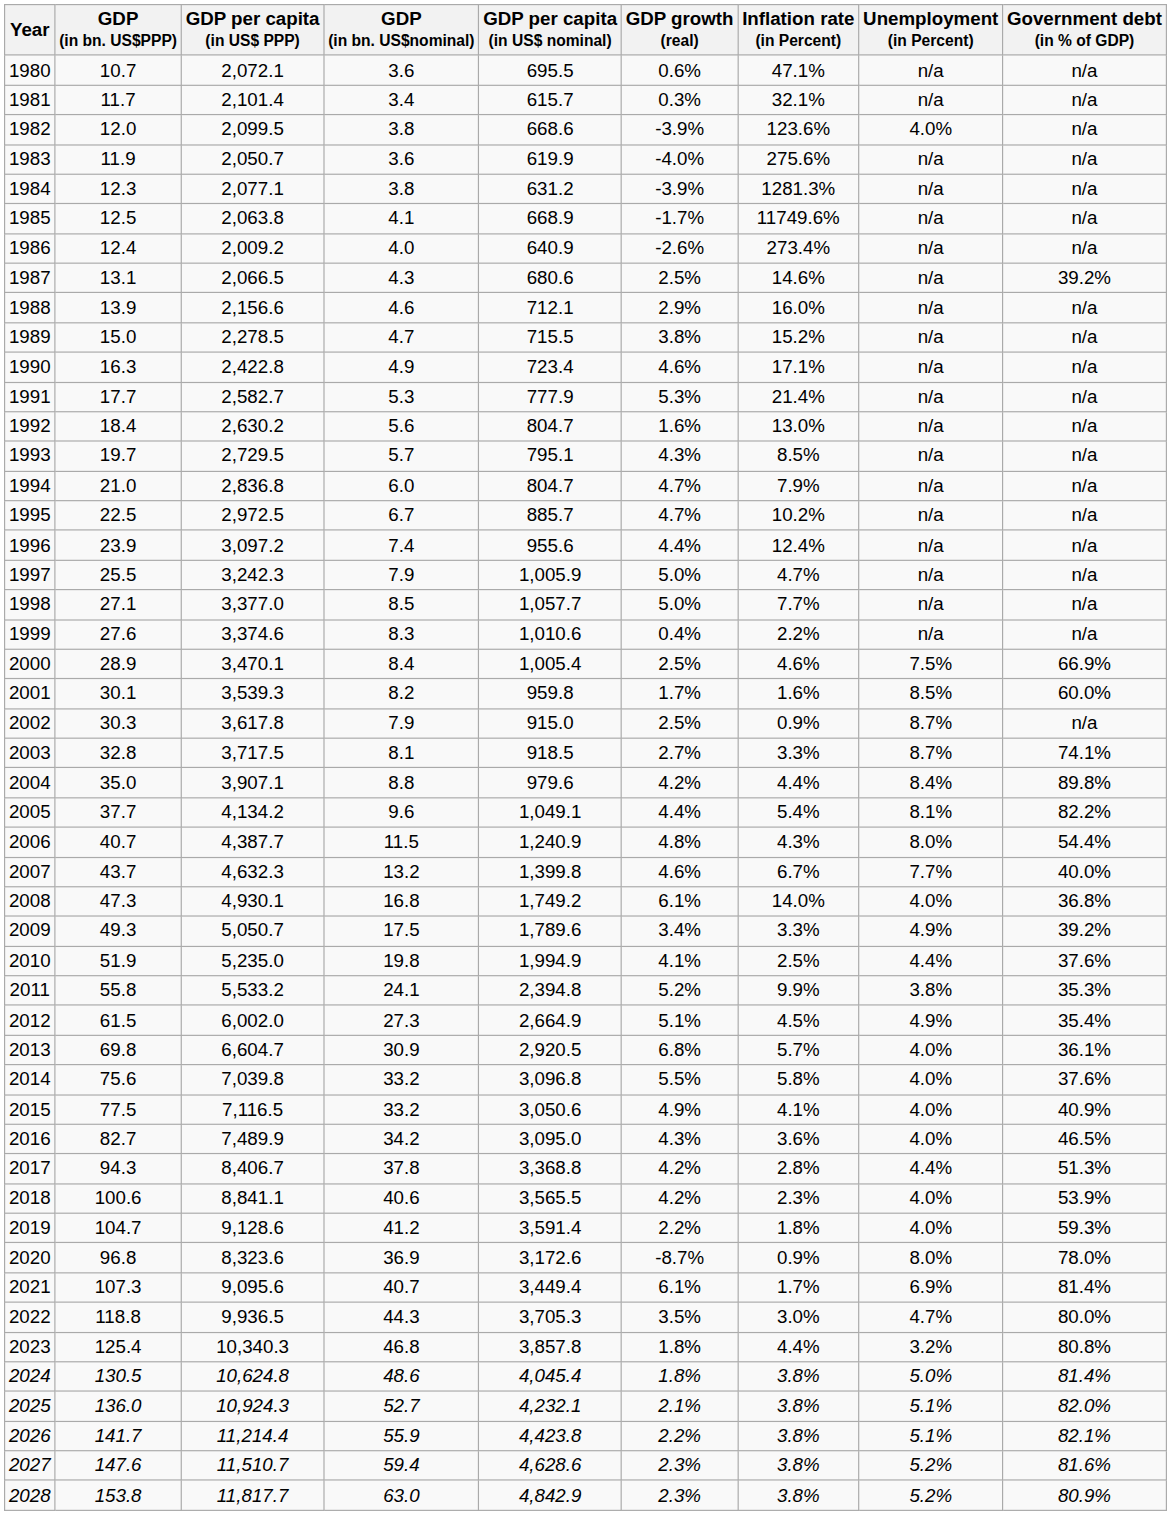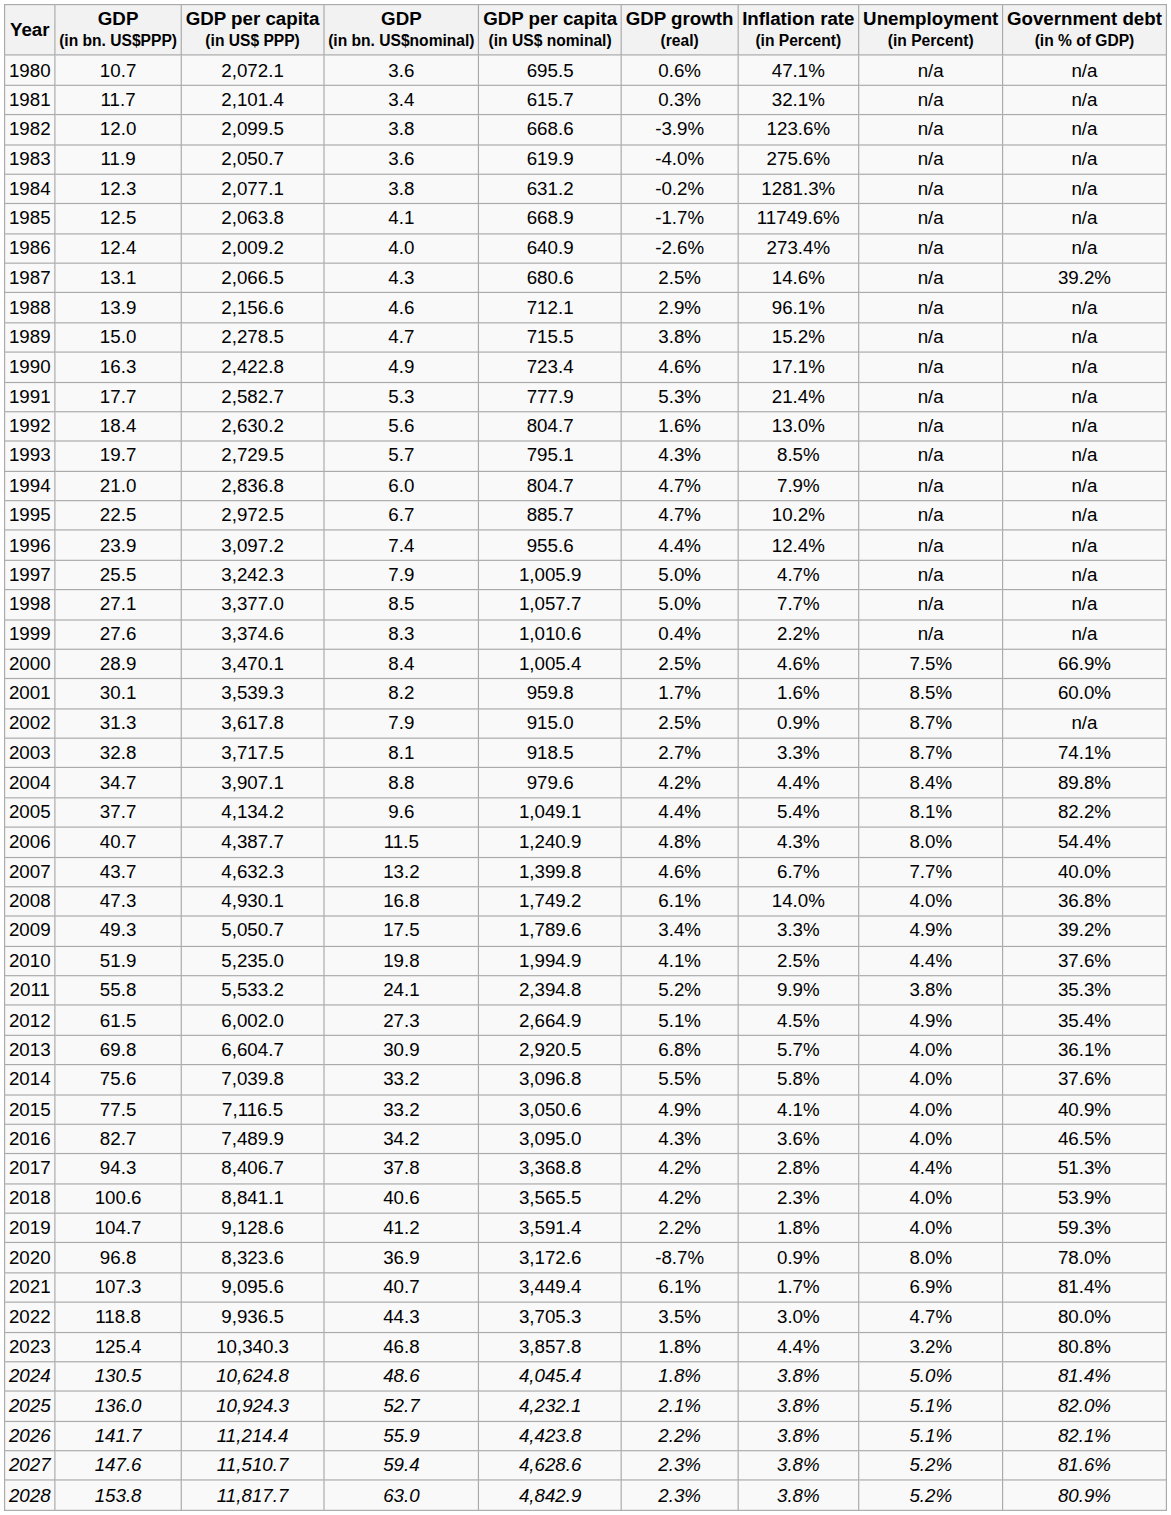(931, 129) 4.0% -> (931, 129) n/a
(680, 188) -3.9% -> (680, 188) -0.2%
(798, 307) 16.0% -> (798, 307) 96.1%
(118, 723) 30.3 -> (118, 723) 31.3
(118, 782) 35.0 -> (118, 782) 34.7
